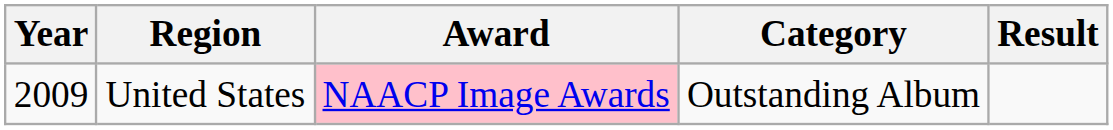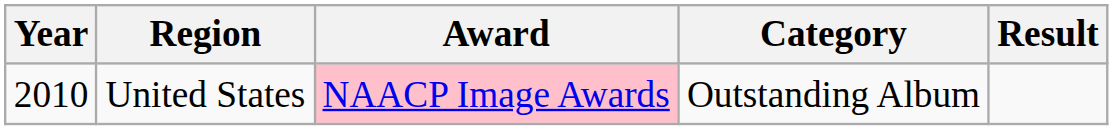(51, 93) 2009 -> (51, 93) 2010
